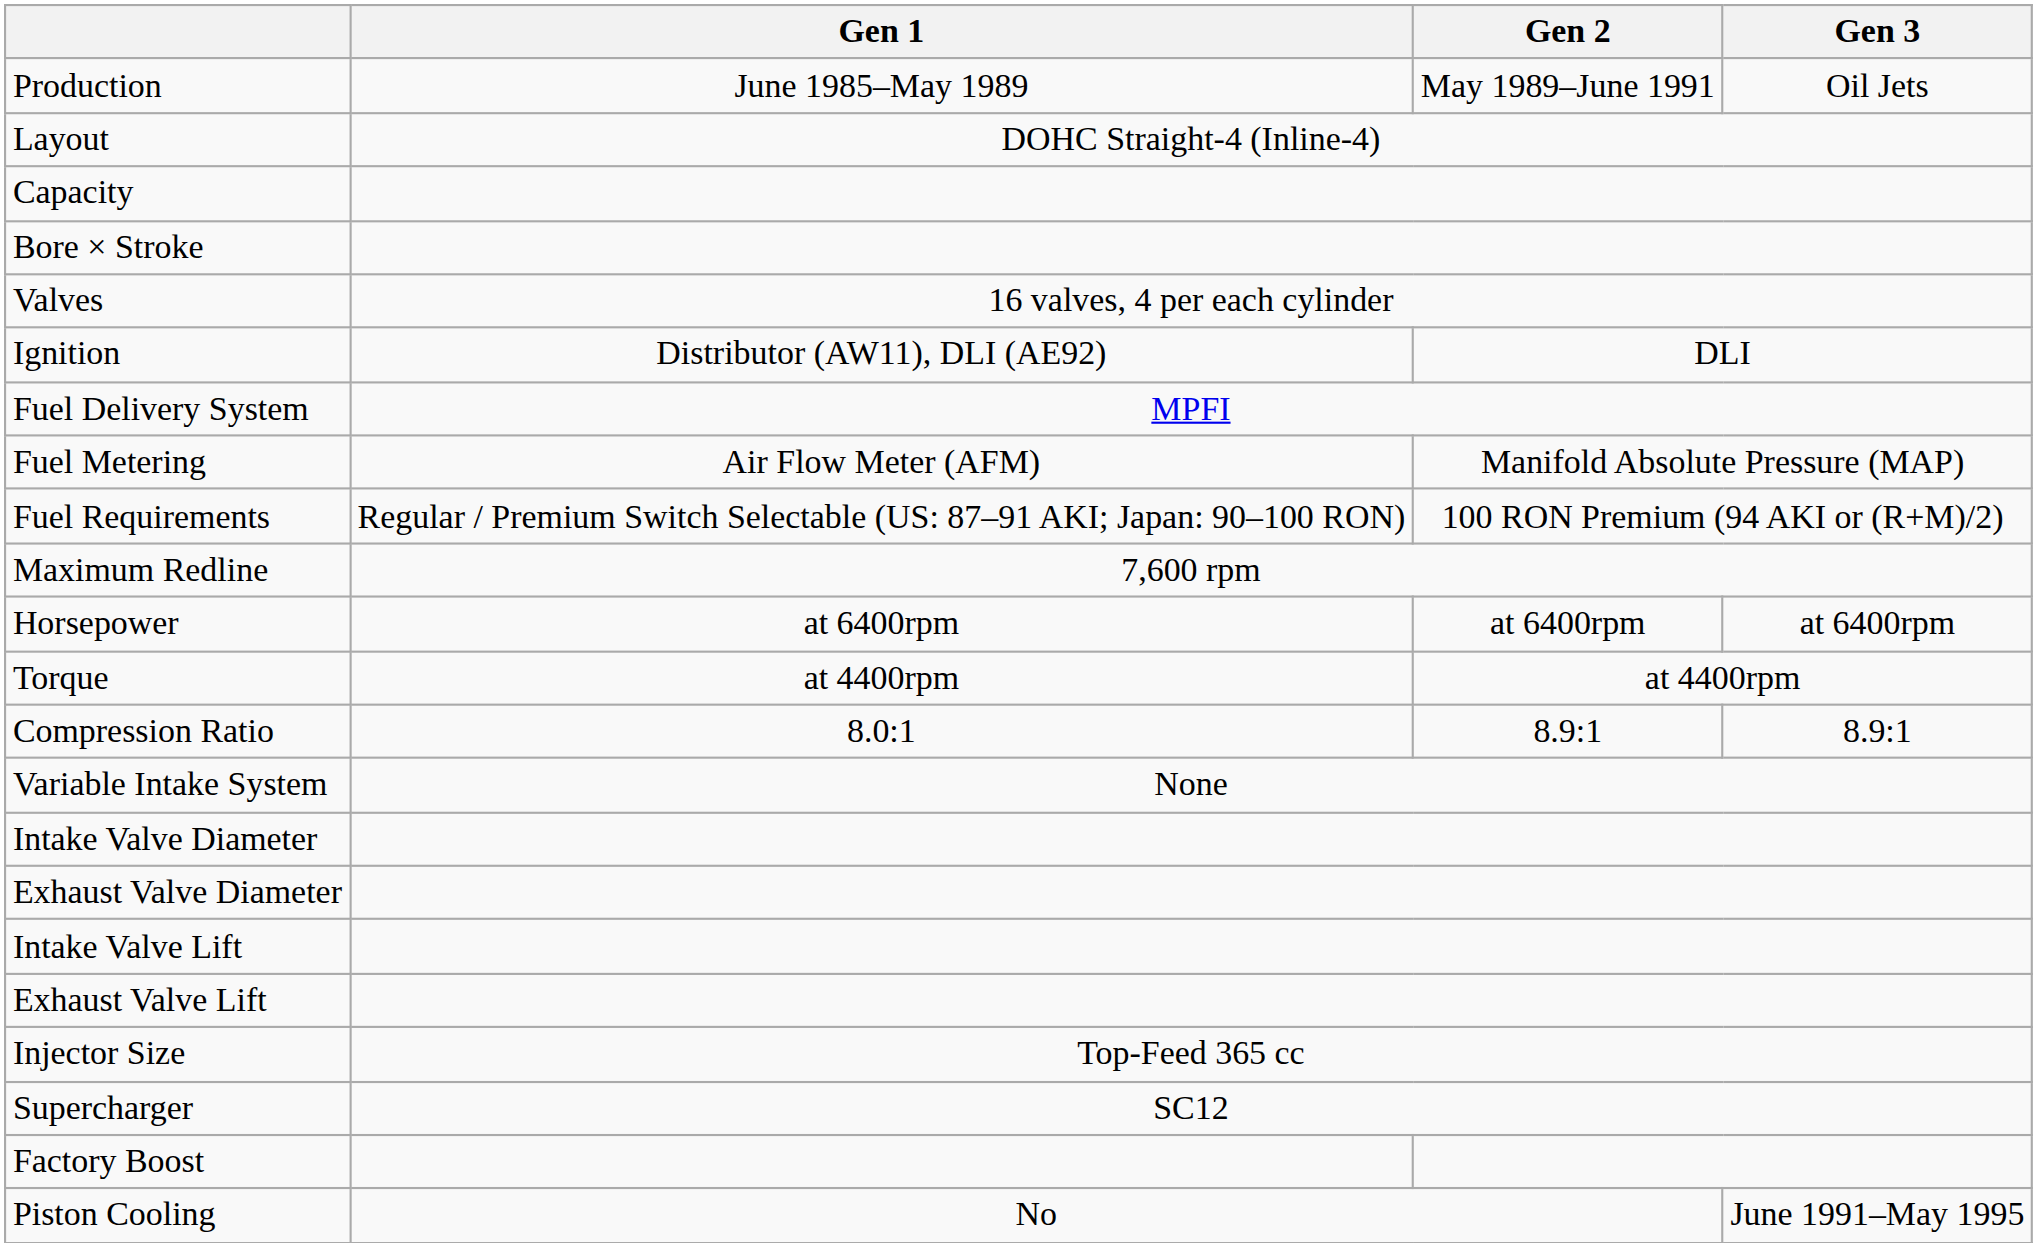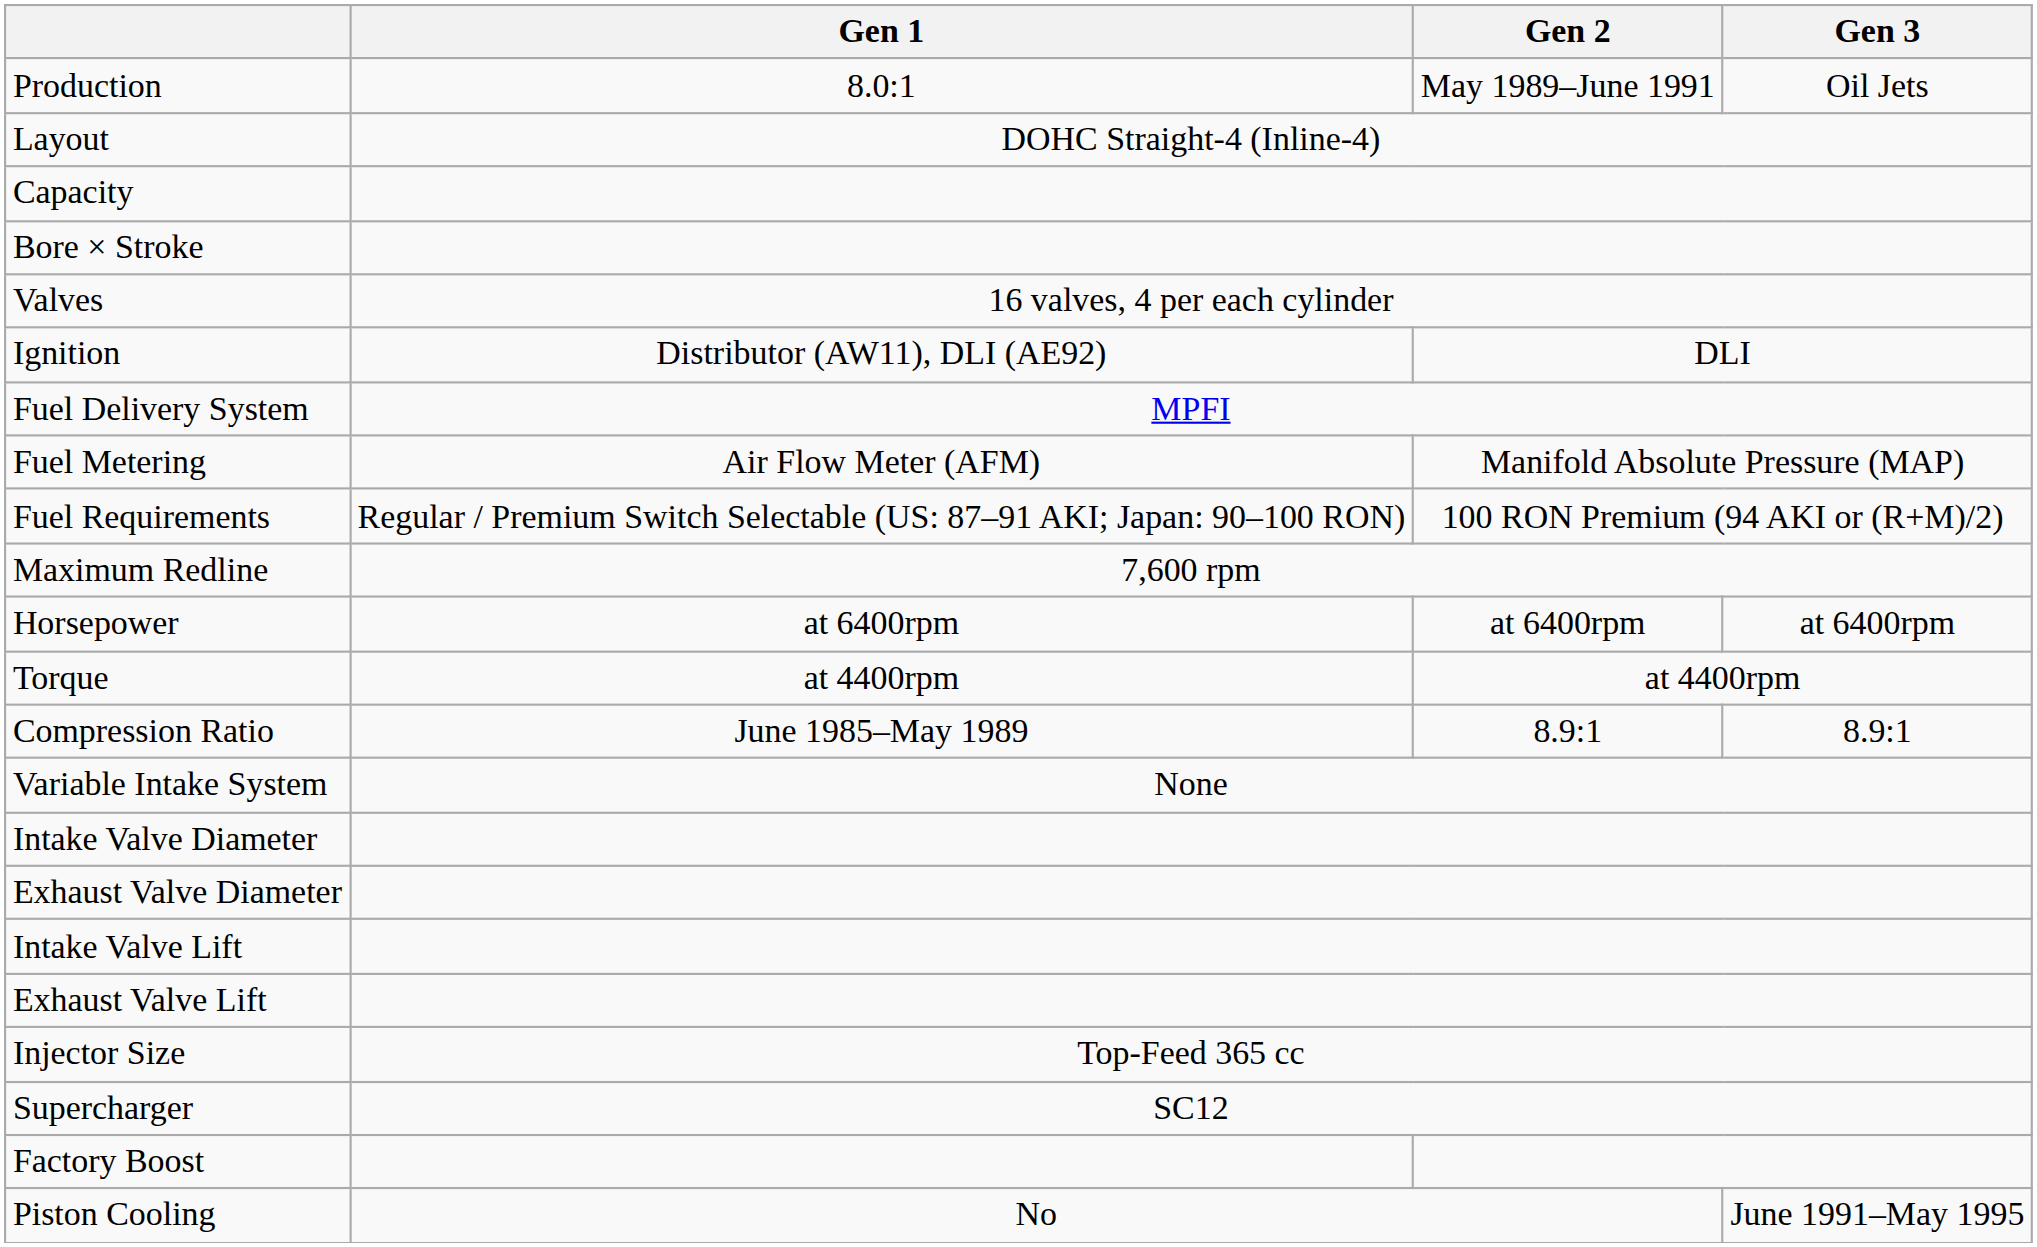(881, 85) June 1985–May 1989 -> (881, 85) 8.0:1
(881, 730) 8.0:1 -> (881, 730) June 1985–May 1989
